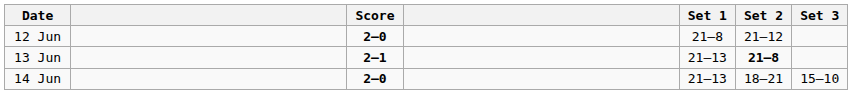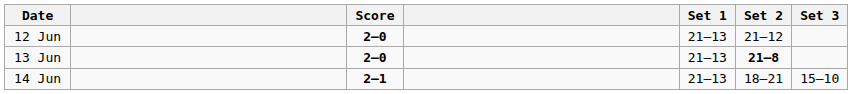(707, 36) 21–8 -> (707, 36) 21–13
(375, 57) 2–1 -> (375, 57) 2–0
(375, 79) 2–0 -> (375, 79) 2–1
